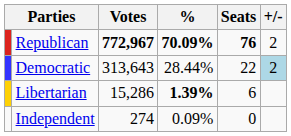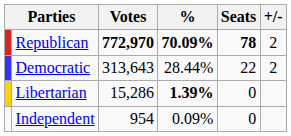(128, 42) 772,967 -> (128, 42) 772,970
(248, 42) 76 -> (248, 42) 78
(273, 67) lightblue background -> (273, 67) no background
(252, 93) 6 -> (252, 93) 0
(142, 118) 274 -> (142, 118) 954
